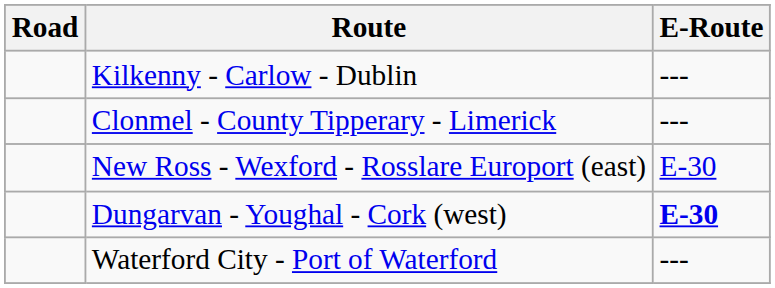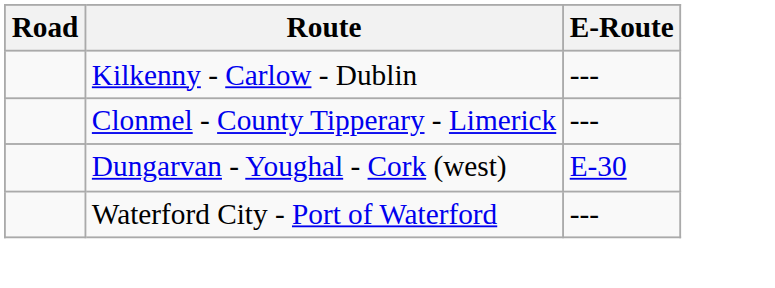- row: (369, 167)
(689, 213) bold -> (598, 167) normal
